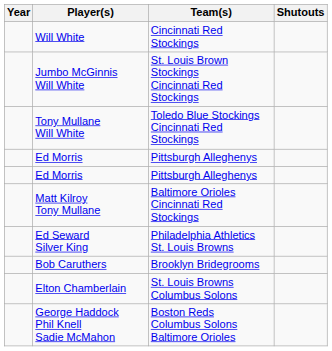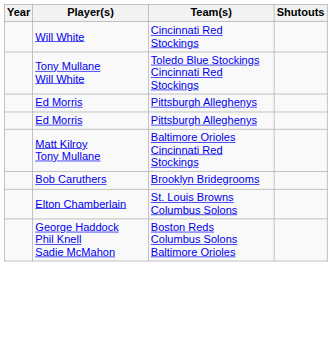- row: (76, 79)
- row: (62, 241)
